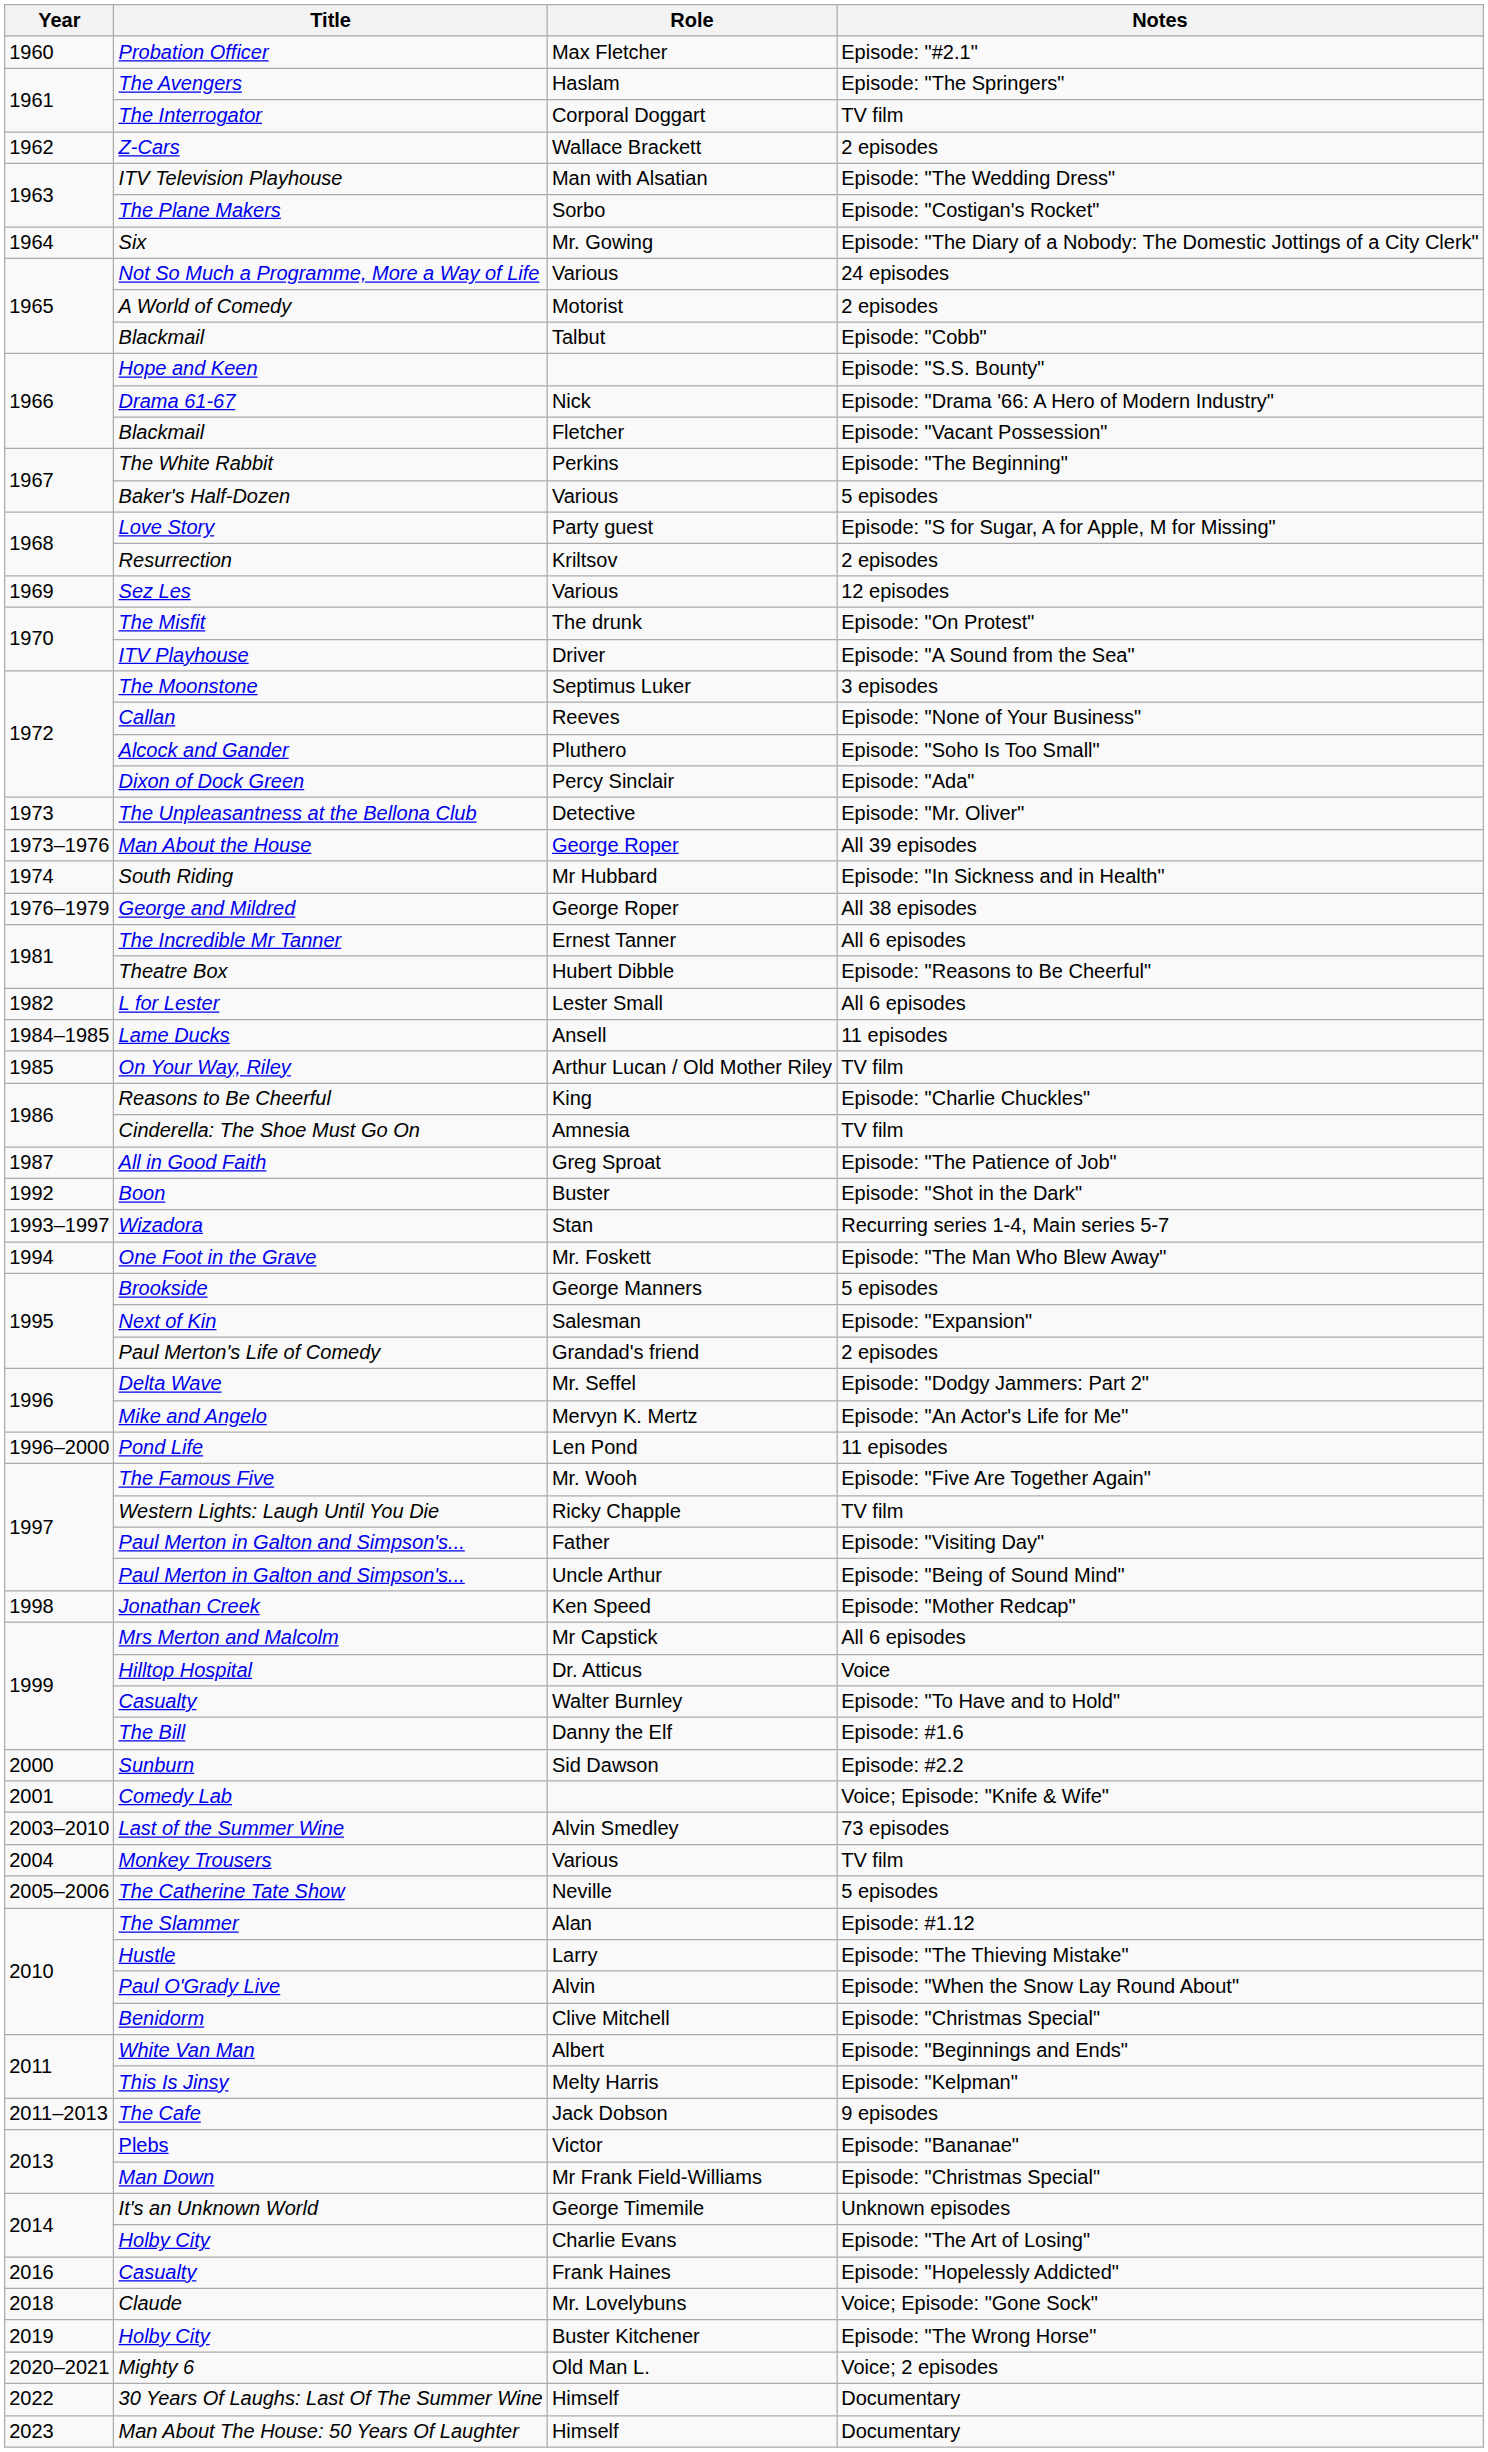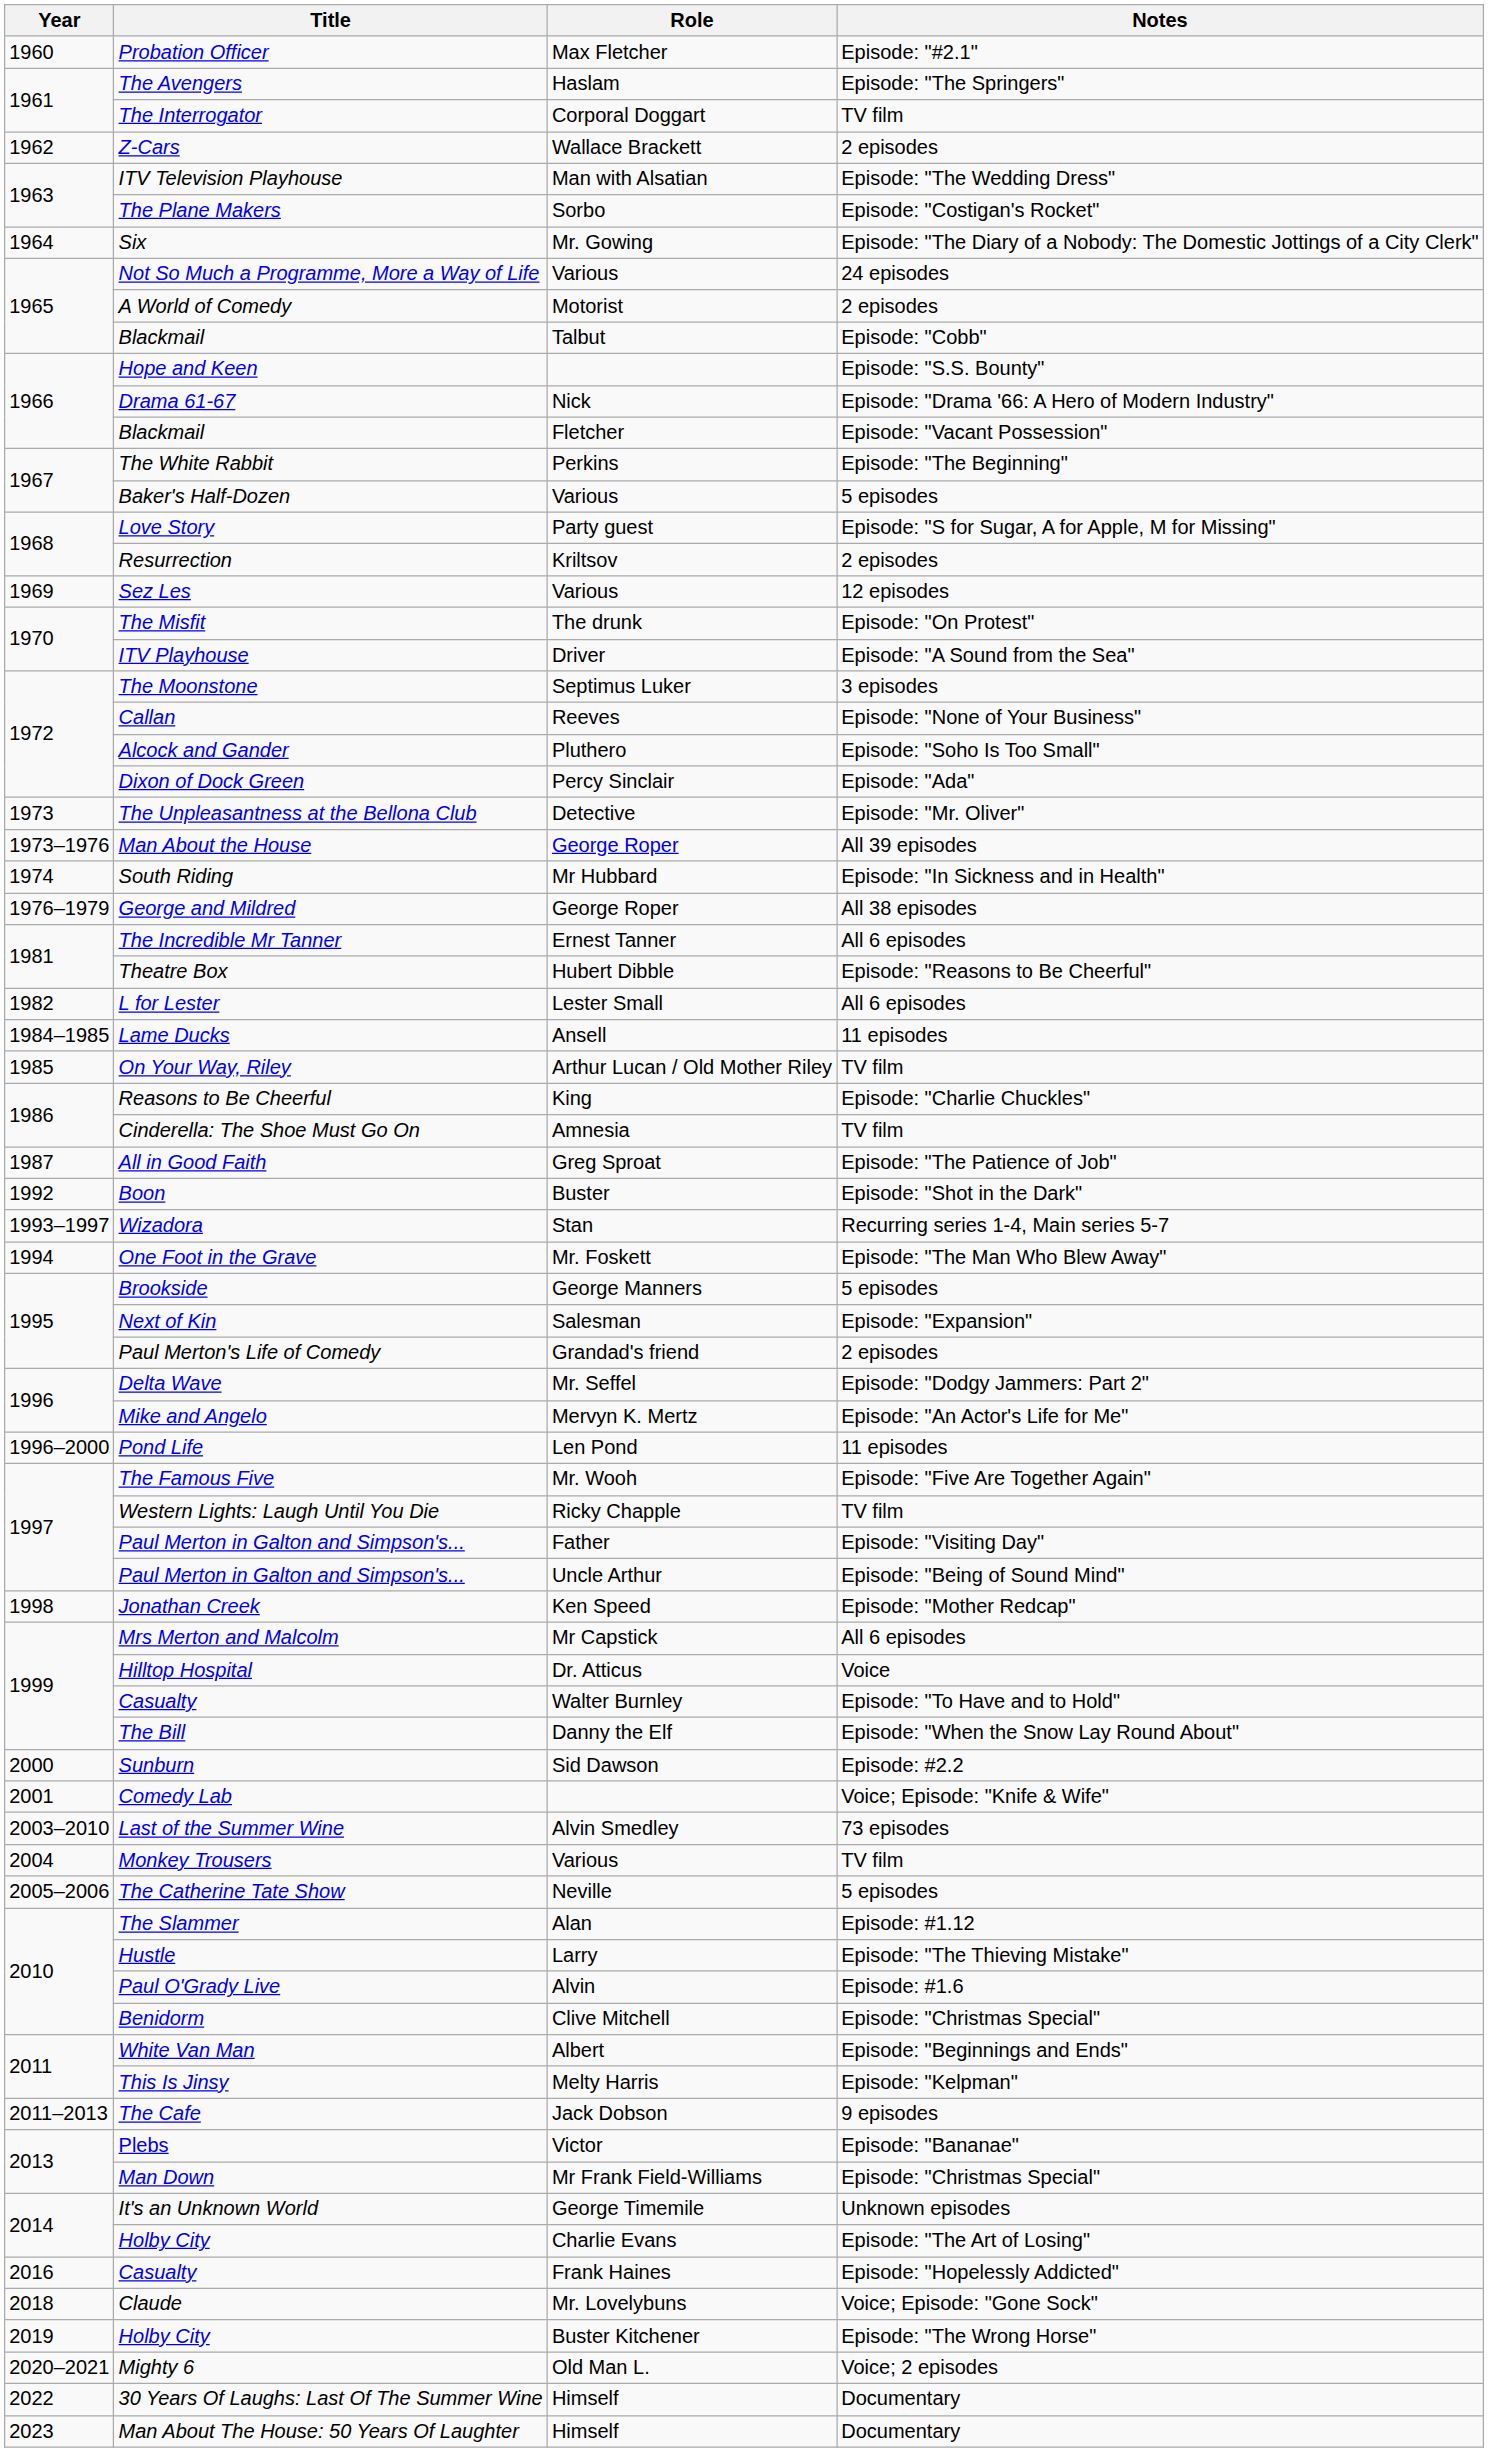(902, 1733) Episode: #1.6 -> (1040, 1733) Episode: "When the Snow Lay Round About"
(1040, 1986) Episode: "When the Snow Lay Round About" -> (902, 1986) Episode: #1.6
